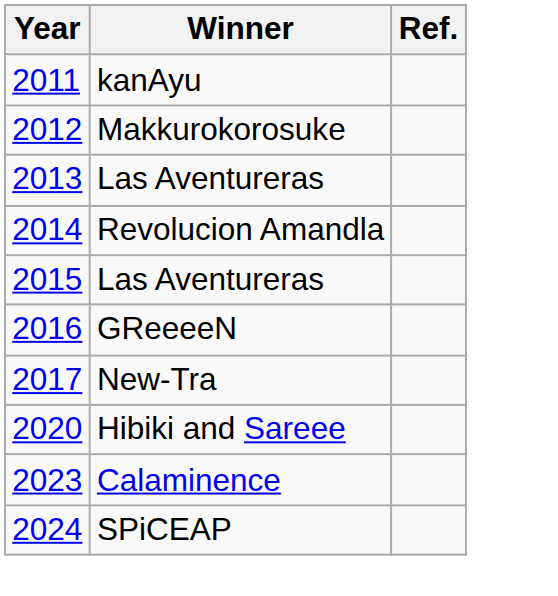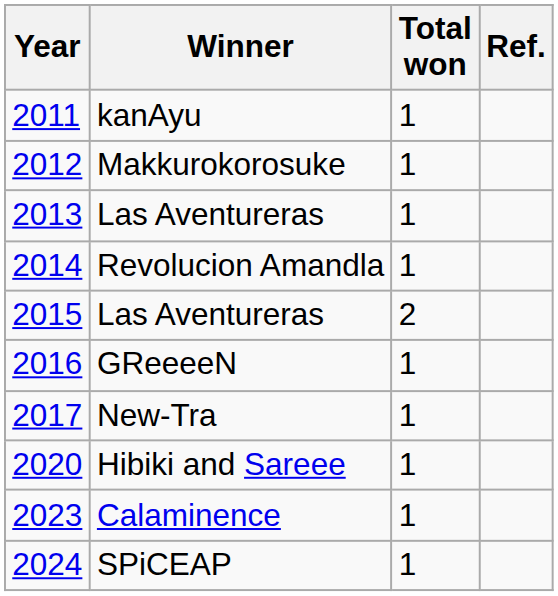+ column: (435, 47)
